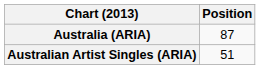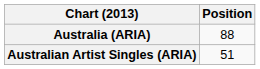(227, 34) 87 -> (227, 34) 88
